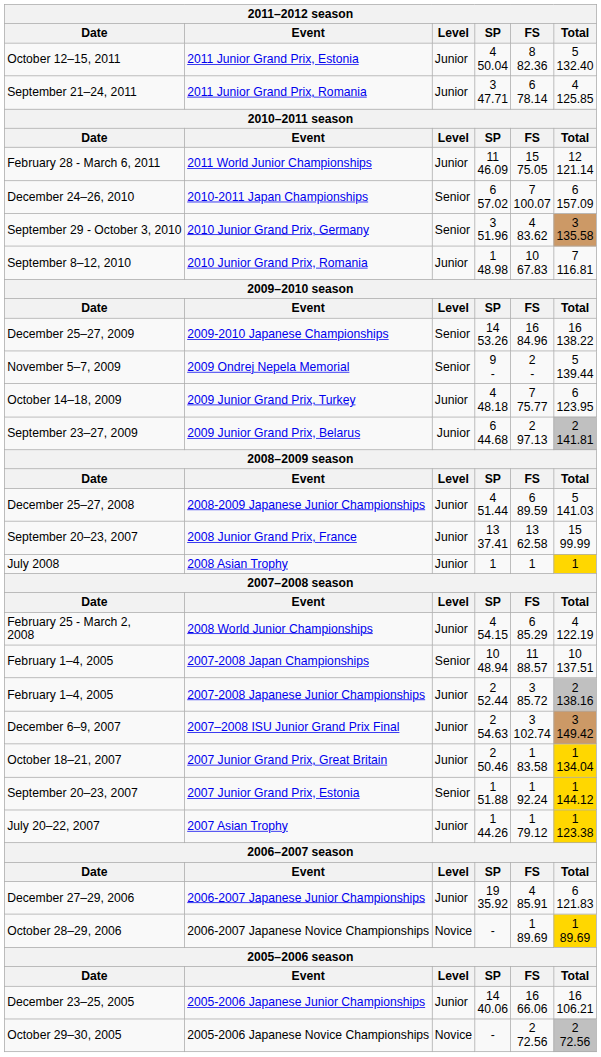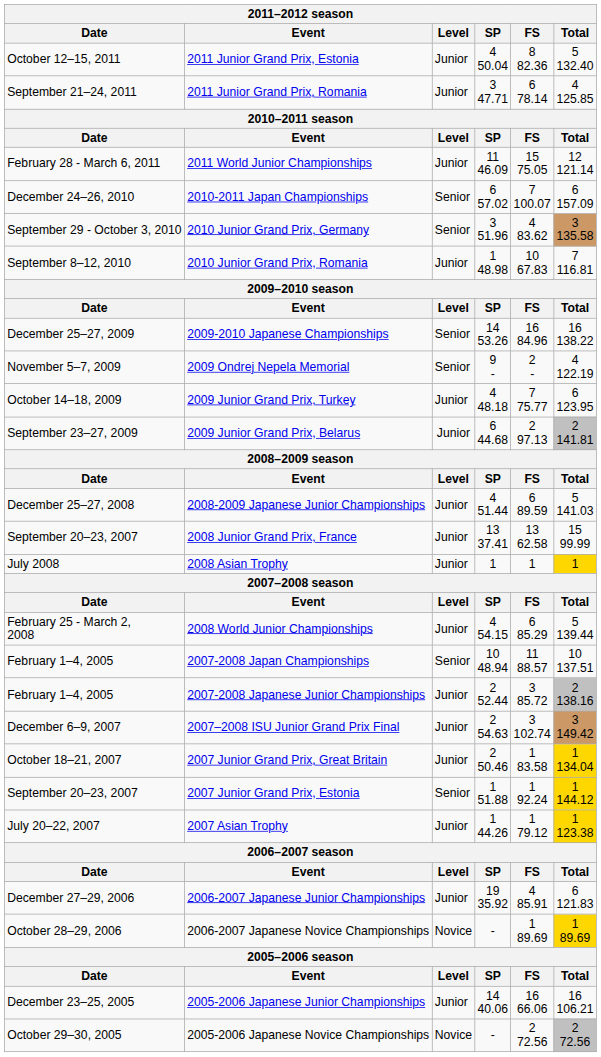(575, 367) 5 139.44 -> (575, 367) 4 122.19
(575, 628) 4 122.19 -> (575, 628) 5 139.44
